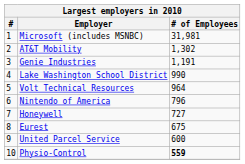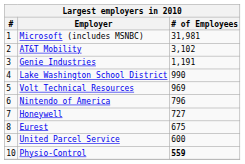(183, 50) 1,302 -> (183, 50) 3,102
(178, 88) 964 -> (178, 88) 969
